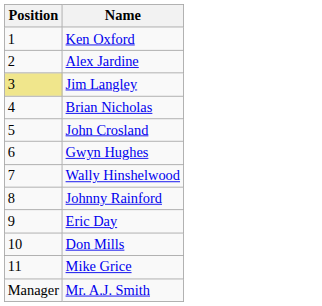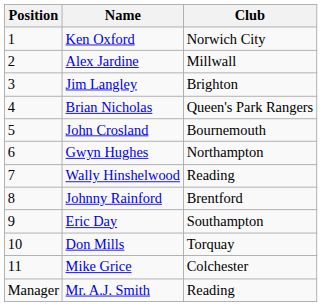+ column: (250, 15)
(11, 84) khaki background -> (11, 84) no background
